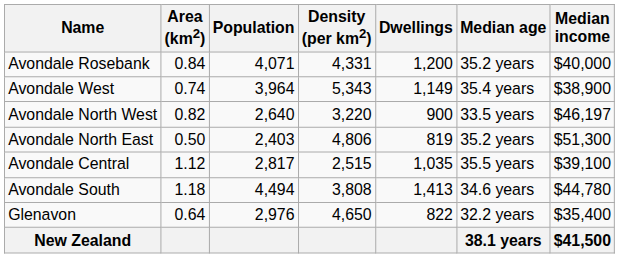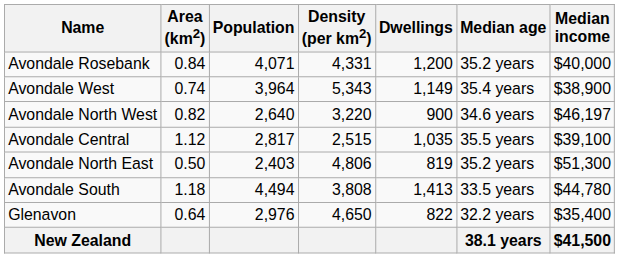(497, 114) 33.5 years -> (497, 114) 34.6 years
rows swapped: (81, 139) <-> (69, 164)
(497, 189) 34.6 years -> (497, 189) 33.5 years
